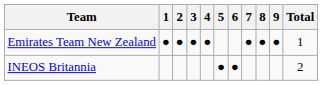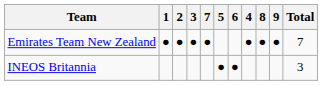columns swapped: (207, 17) <-> (249, 17)
(300, 42) 1 -> (300, 42) 7
(300, 67) 2 -> (300, 67) 3
